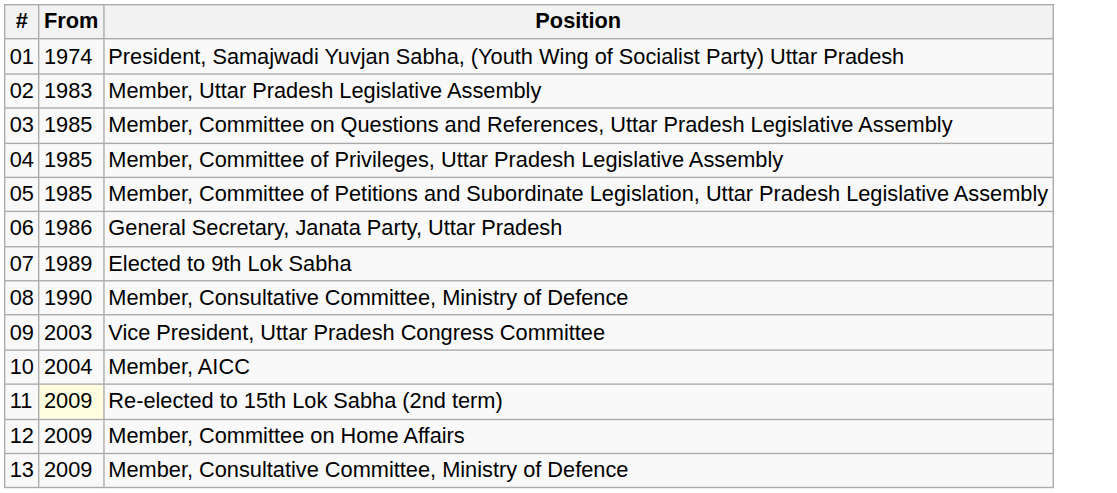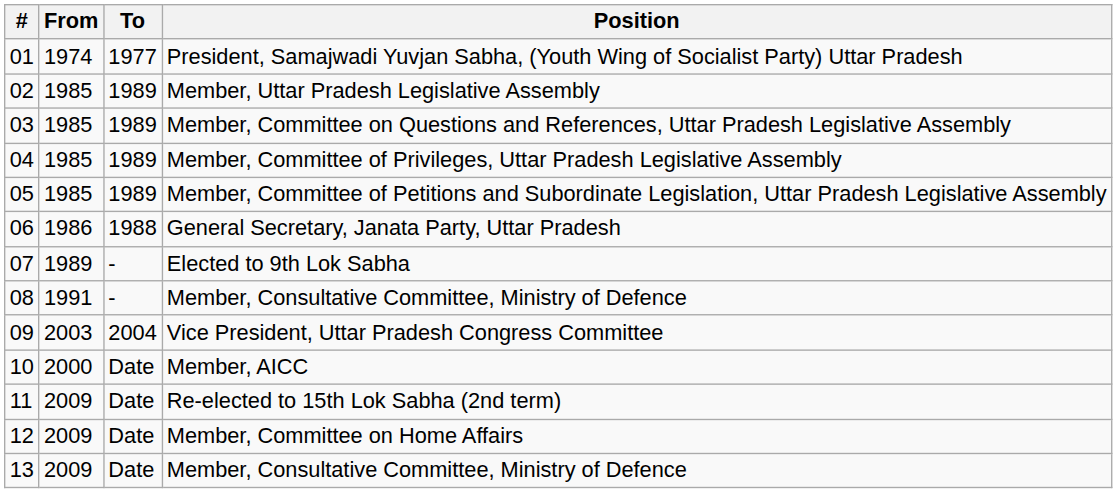+ column: (133, 21)
(68, 90) 1983 -> (68, 90) 1985
(68, 297) 1990 -> (68, 297) 1991
(68, 366) 2004 -> (68, 366) 2000
(68, 401) lightyellow background -> (68, 401) no background
